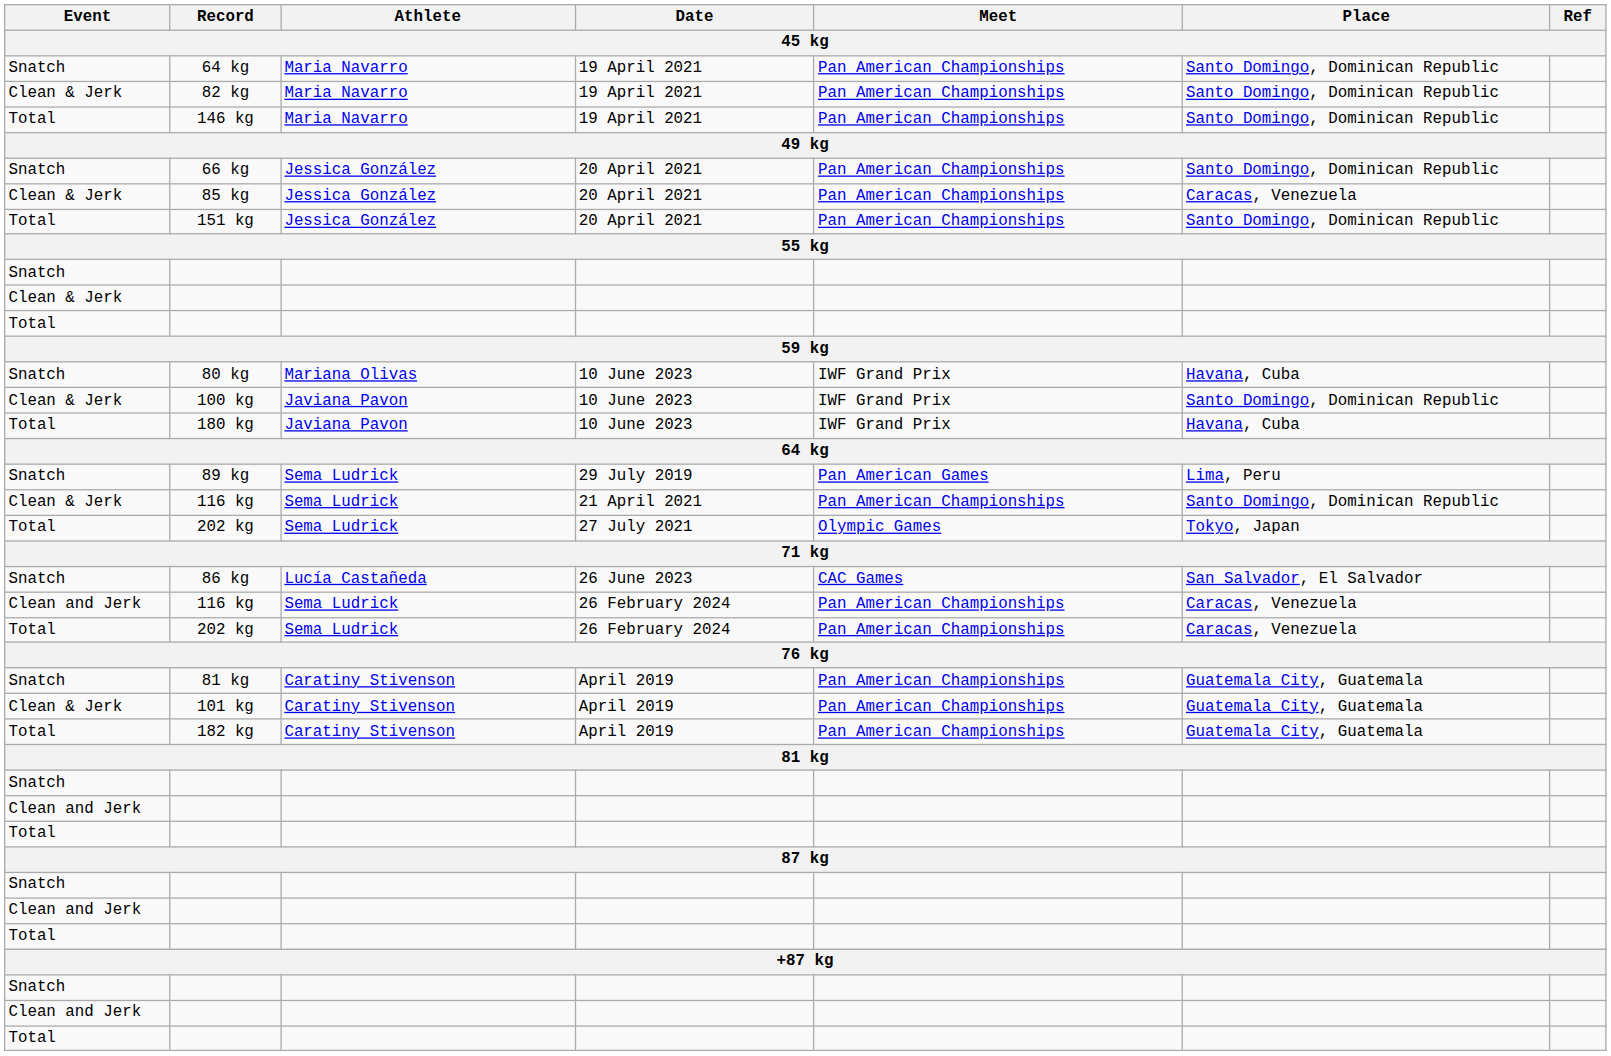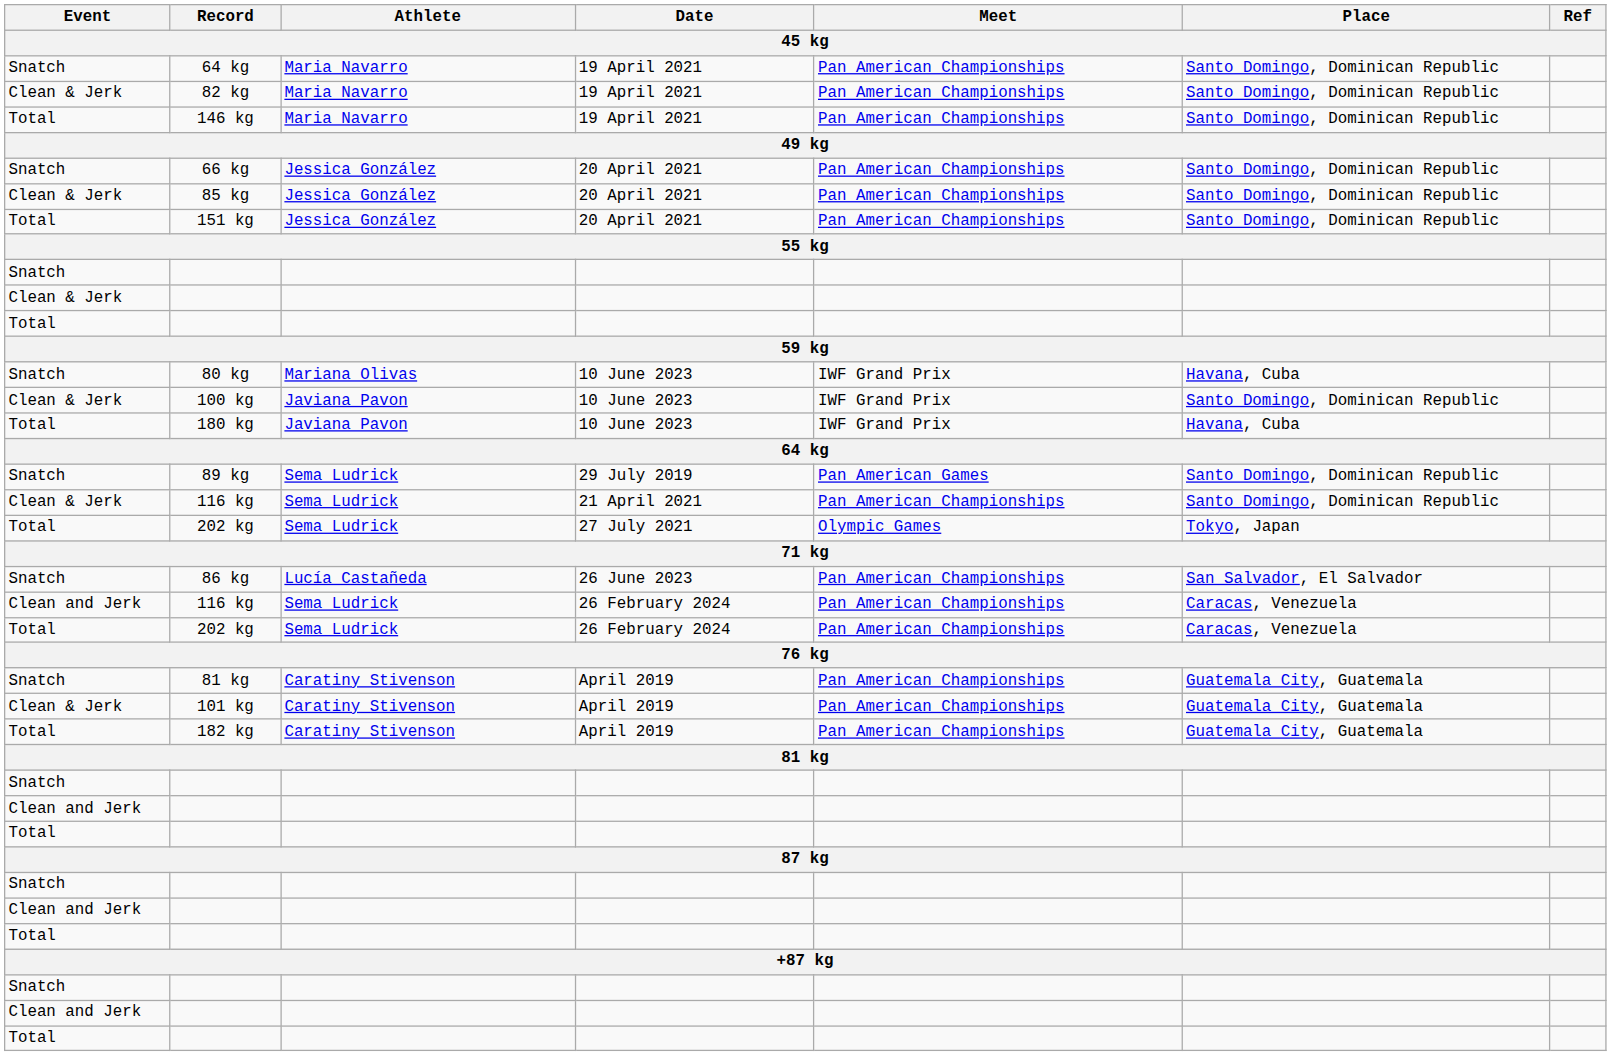(1271, 196) Caracas, Venezuela -> (1342, 196) Santo Domingo, Dominican Republic
(1233, 477) Lima, Peru -> (1342, 477) Santo Domingo, Dominican Republic
(861, 579) CAC Games -> (941, 579) Pan American Championships
